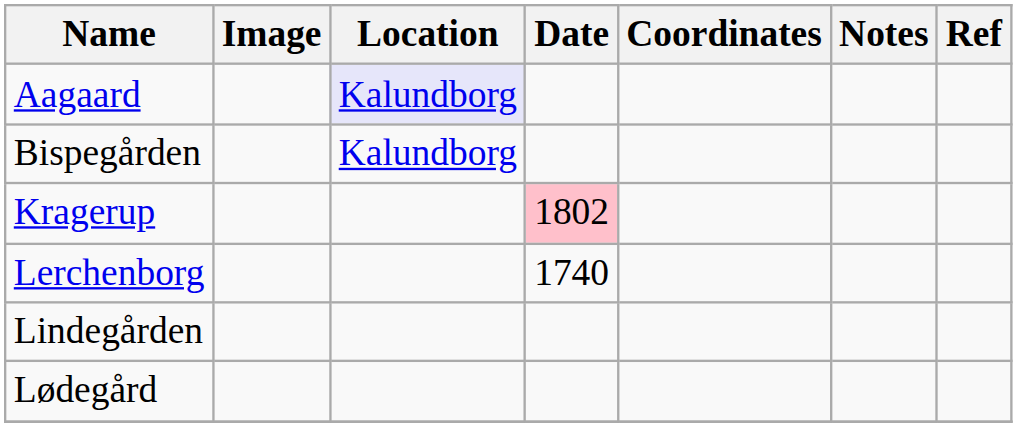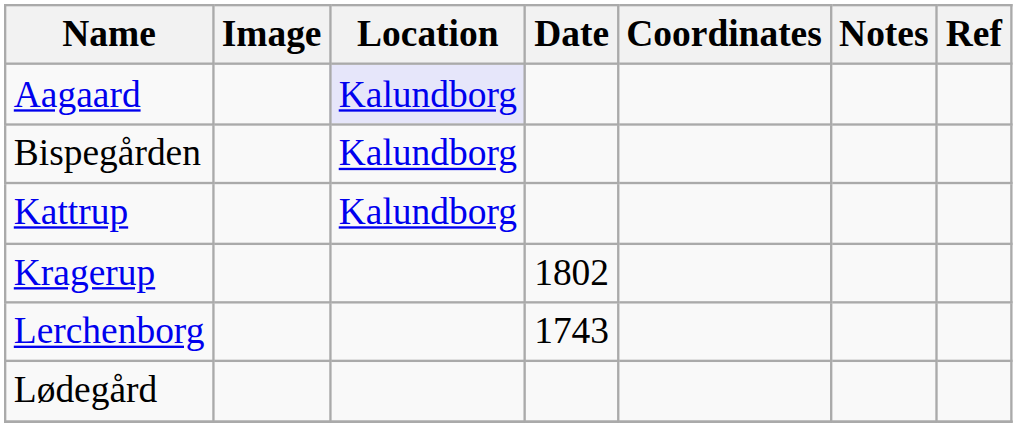+ row: (71, 212)
(572, 212) pink background -> (572, 271) no background
(572, 271) 1740 -> (572, 331) 1743
- row: (108, 331)
